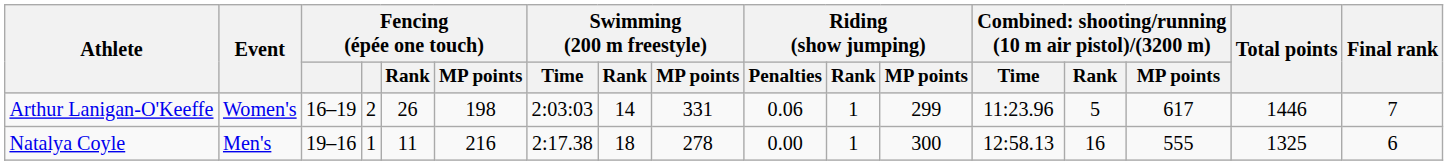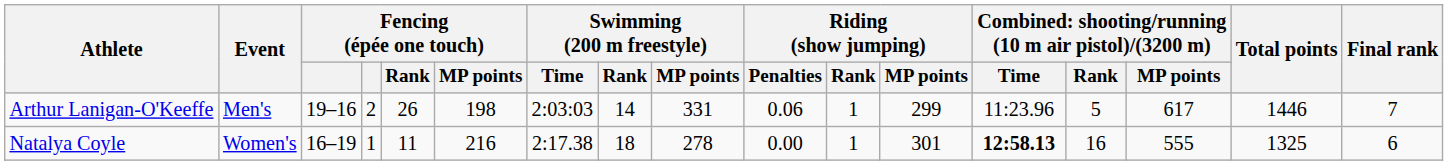(260, 110) Women's -> (247, 110) Men's
(331, 110) 16–19 -> (331, 110) 19–16
(247, 143) Men's -> (260, 143) Women's
(331, 143) 19–16 -> (331, 143) 16–19
(926, 143) 300 -> (926, 143) 301
(1018, 143) normal -> (1019, 143) bold
